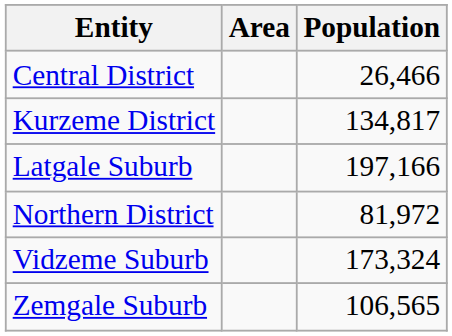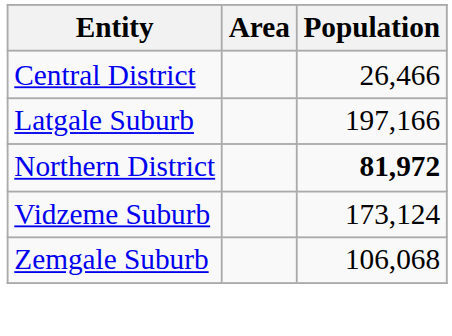- row: (114, 120)
(400, 213) normal -> (400, 167) bold
(392, 259) 173,324 -> (392, 213) 173,124
(392, 306) 106,565 -> (392, 259) 106,068
